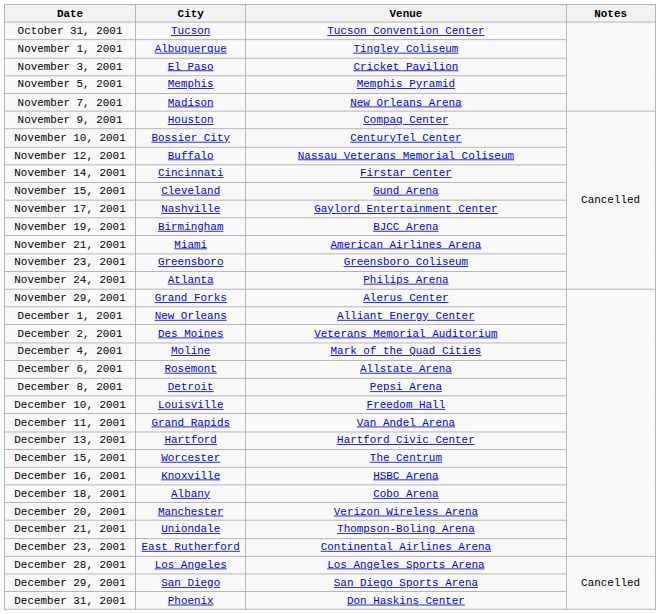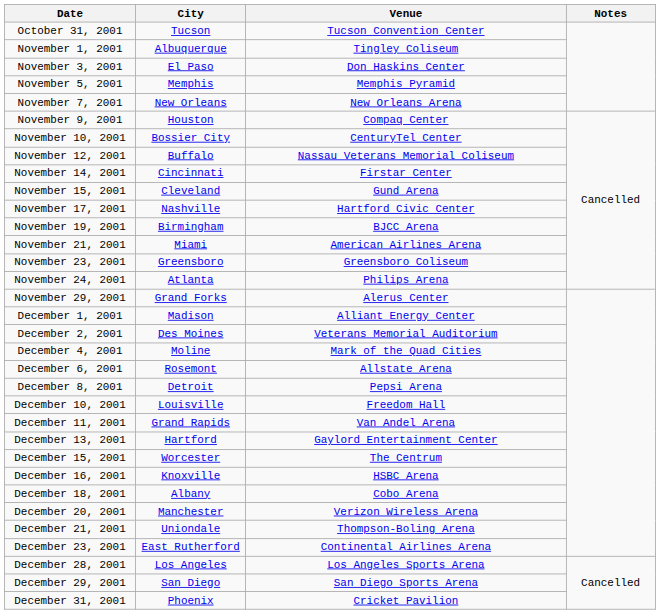(406, 67) Cricket Pavilion -> (406, 67) Don Haskins Center
(191, 102) Madison -> (191, 102) New Orleans
(406, 209) Gaylord Entertainment Center -> (406, 209) Hartford Civic Center
(191, 316) New Orleans -> (191, 316) Madison
(406, 440) Hartford Civic Center -> (406, 440) Gaylord Entertainment Center
(406, 601) Don Haskins Center -> (406, 601) Cricket Pavilion
